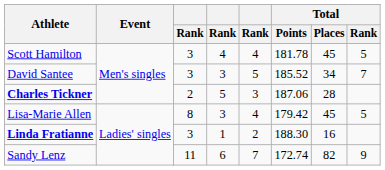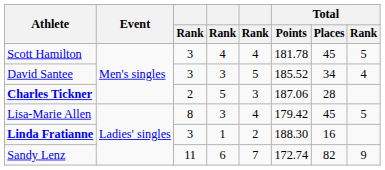(364, 74) 7 -> (364, 74) 4
